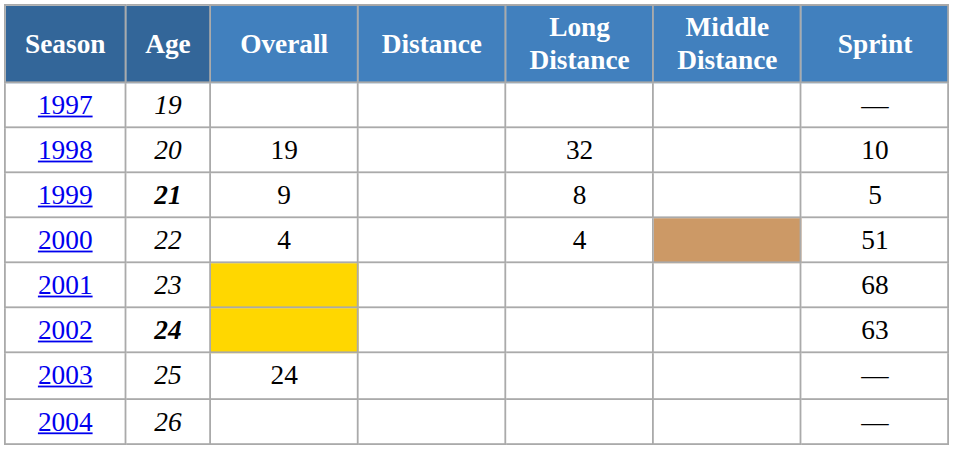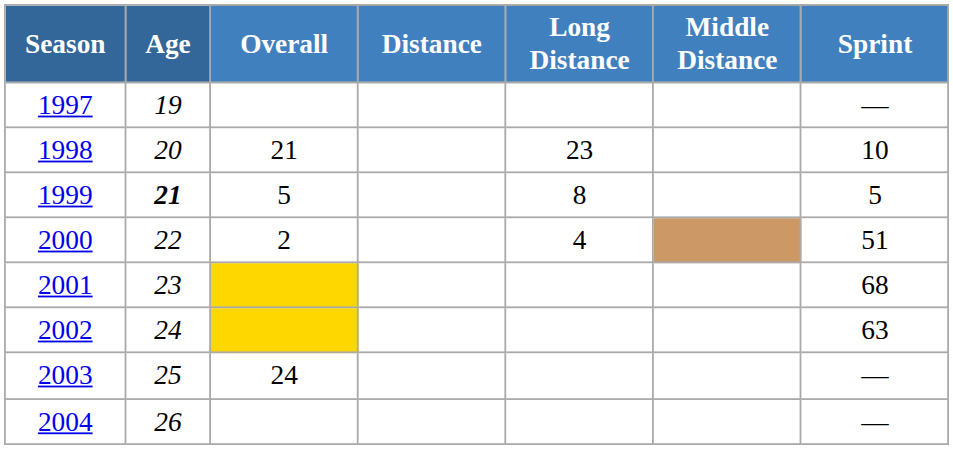(284, 149) 19 -> (284, 149) 21
(580, 149) 32 -> (580, 149) 23
(284, 194) 9 -> (284, 194) 5
(284, 240) 4 -> (284, 240) 2
(168, 330) bold -> (168, 330) normal
